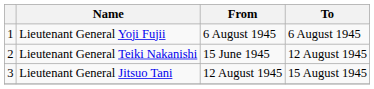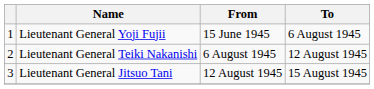(239, 34) 6 August 1945 -> (236, 34) 15 June 1945
(236, 53) 15 June 1945 -> (239, 53) 6 August 1945
